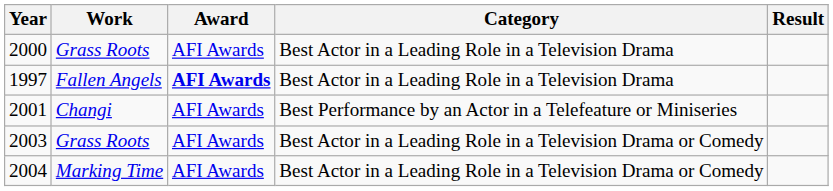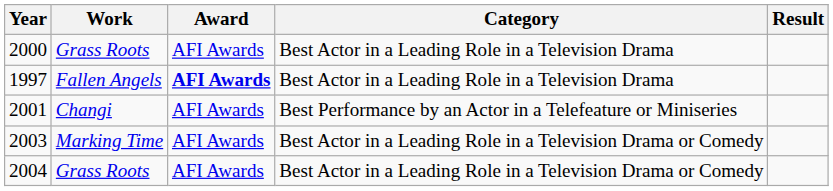(103, 140) Grass Roots -> (110, 140) Marking Time
(110, 170) Marking Time -> (103, 170) Grass Roots
